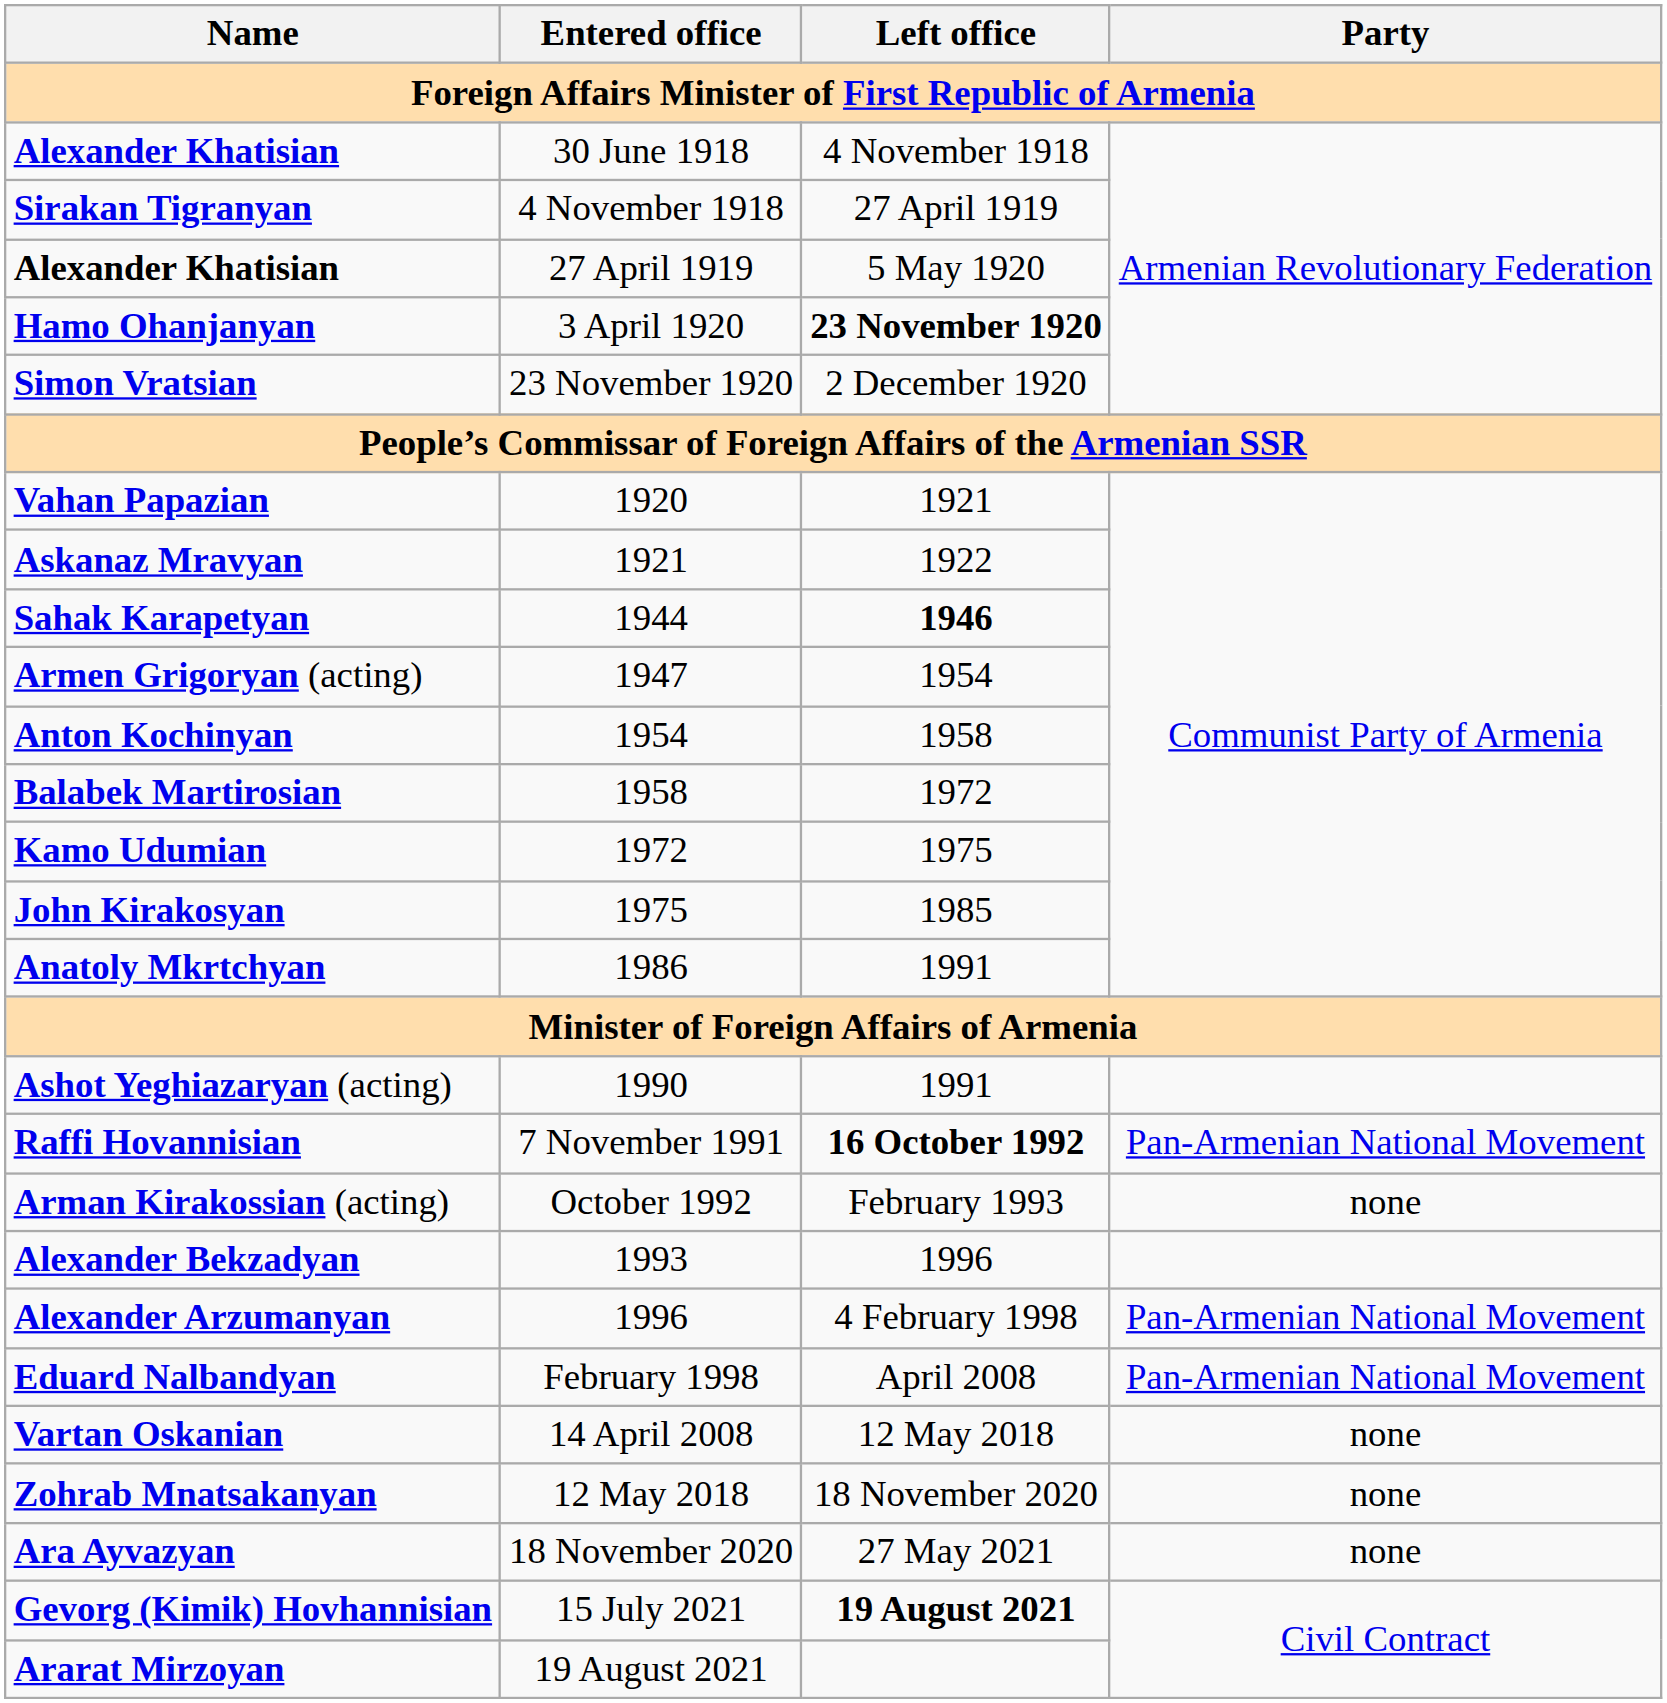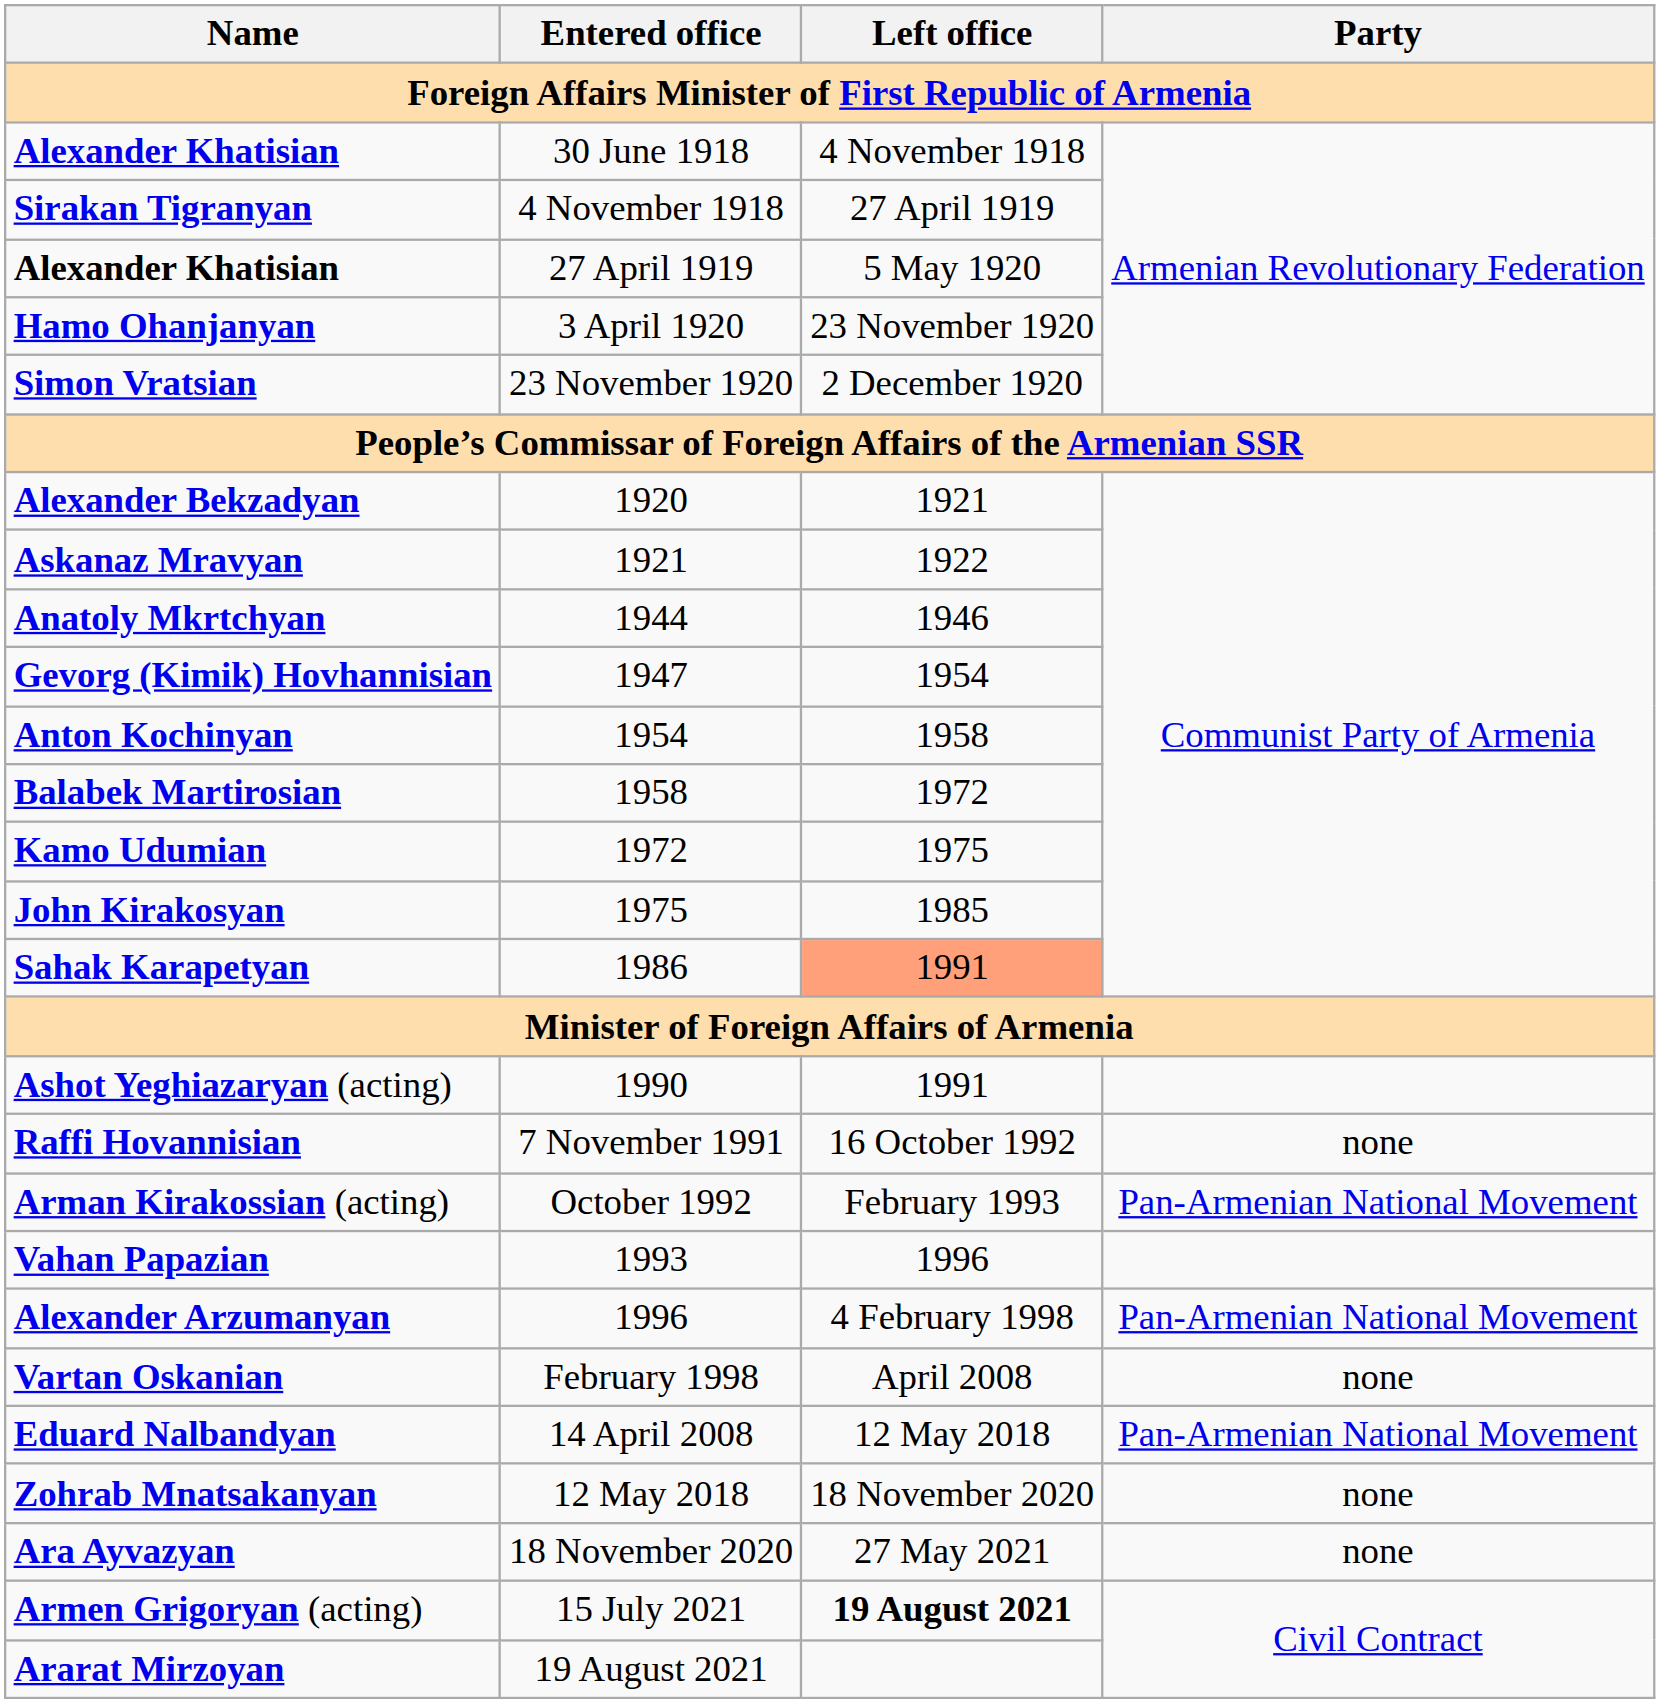(956, 325) bold -> (952, 325) normal
(141, 500) Vahan Papazian -> (187, 500) Alexander Bekzadyan
(161, 617) Sahak Karapetyan -> (170, 617) Anatoly Mkrtchyan
(956, 617) bold -> (952, 617) normal
(218, 675) Armen Grigoryan (acting) -> (253, 675) Gevorg (Kimik) Hovhannisian
(170, 967) Anatoly Mkrtchyan -> (161, 967) Sahak Karapetyan
(956, 967) no background -> (952, 967) lightsalmon background
(956, 1142) bold -> (952, 1142) normal
(1385, 1142) Pan-Armenian National Movement -> (1378, 1142) none
(1385, 1200) none -> (1378, 1200) Pan-Armenian National Movement
(187, 1259) Alexander Bekzadyan -> (141, 1259) Vahan Papazian
(175, 1376) Eduard Nalbandyan -> (148, 1376) Vartan Oskanian
(1385, 1376) Pan-Armenian National Movement -> (1378, 1376) none
(148, 1434) Vartan Oskanian -> (175, 1434) Eduard Nalbandyan
(1385, 1434) none -> (1378, 1434) Pan-Armenian National Movement
(253, 1609) Gevorg (Kimik) Hovhannisian -> (218, 1609) Armen Grigoryan (acting)
